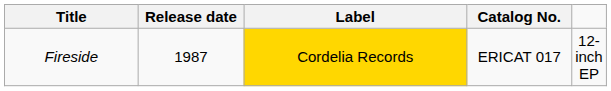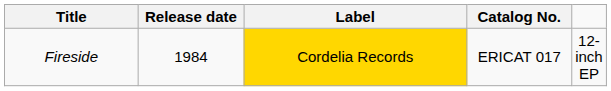(191, 57) 1987 -> (191, 57) 1984
